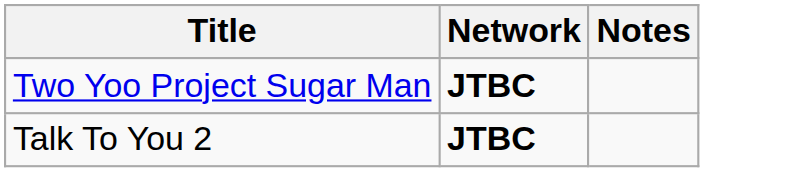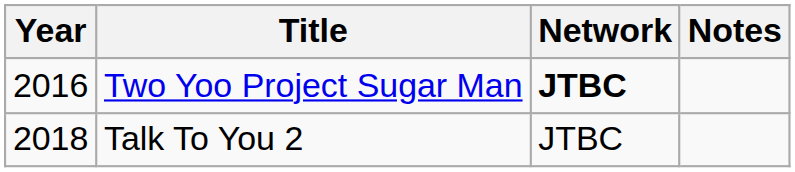+ column: (51, 31)
(491, 138) bold -> (581, 138) normal
